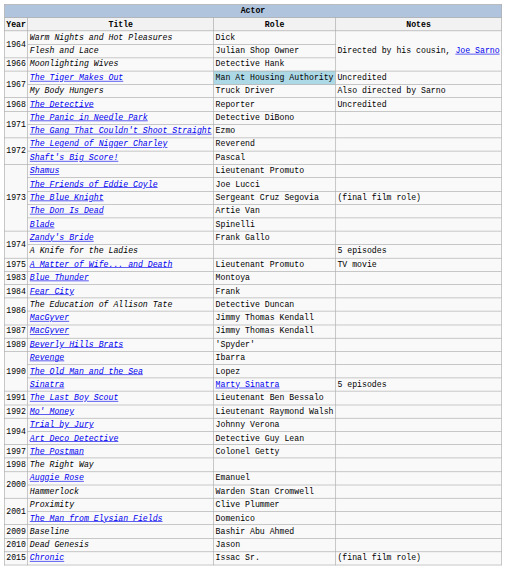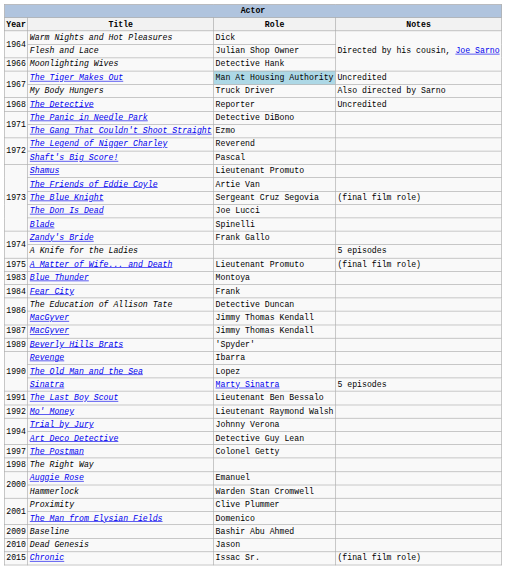(238, 185) Joe Lucci -> (238, 185) Artie Van
(238, 211) Artie Van -> (238, 211) Joe Lucci
(357, 265) TV movie -> (379, 265) (final film role)
